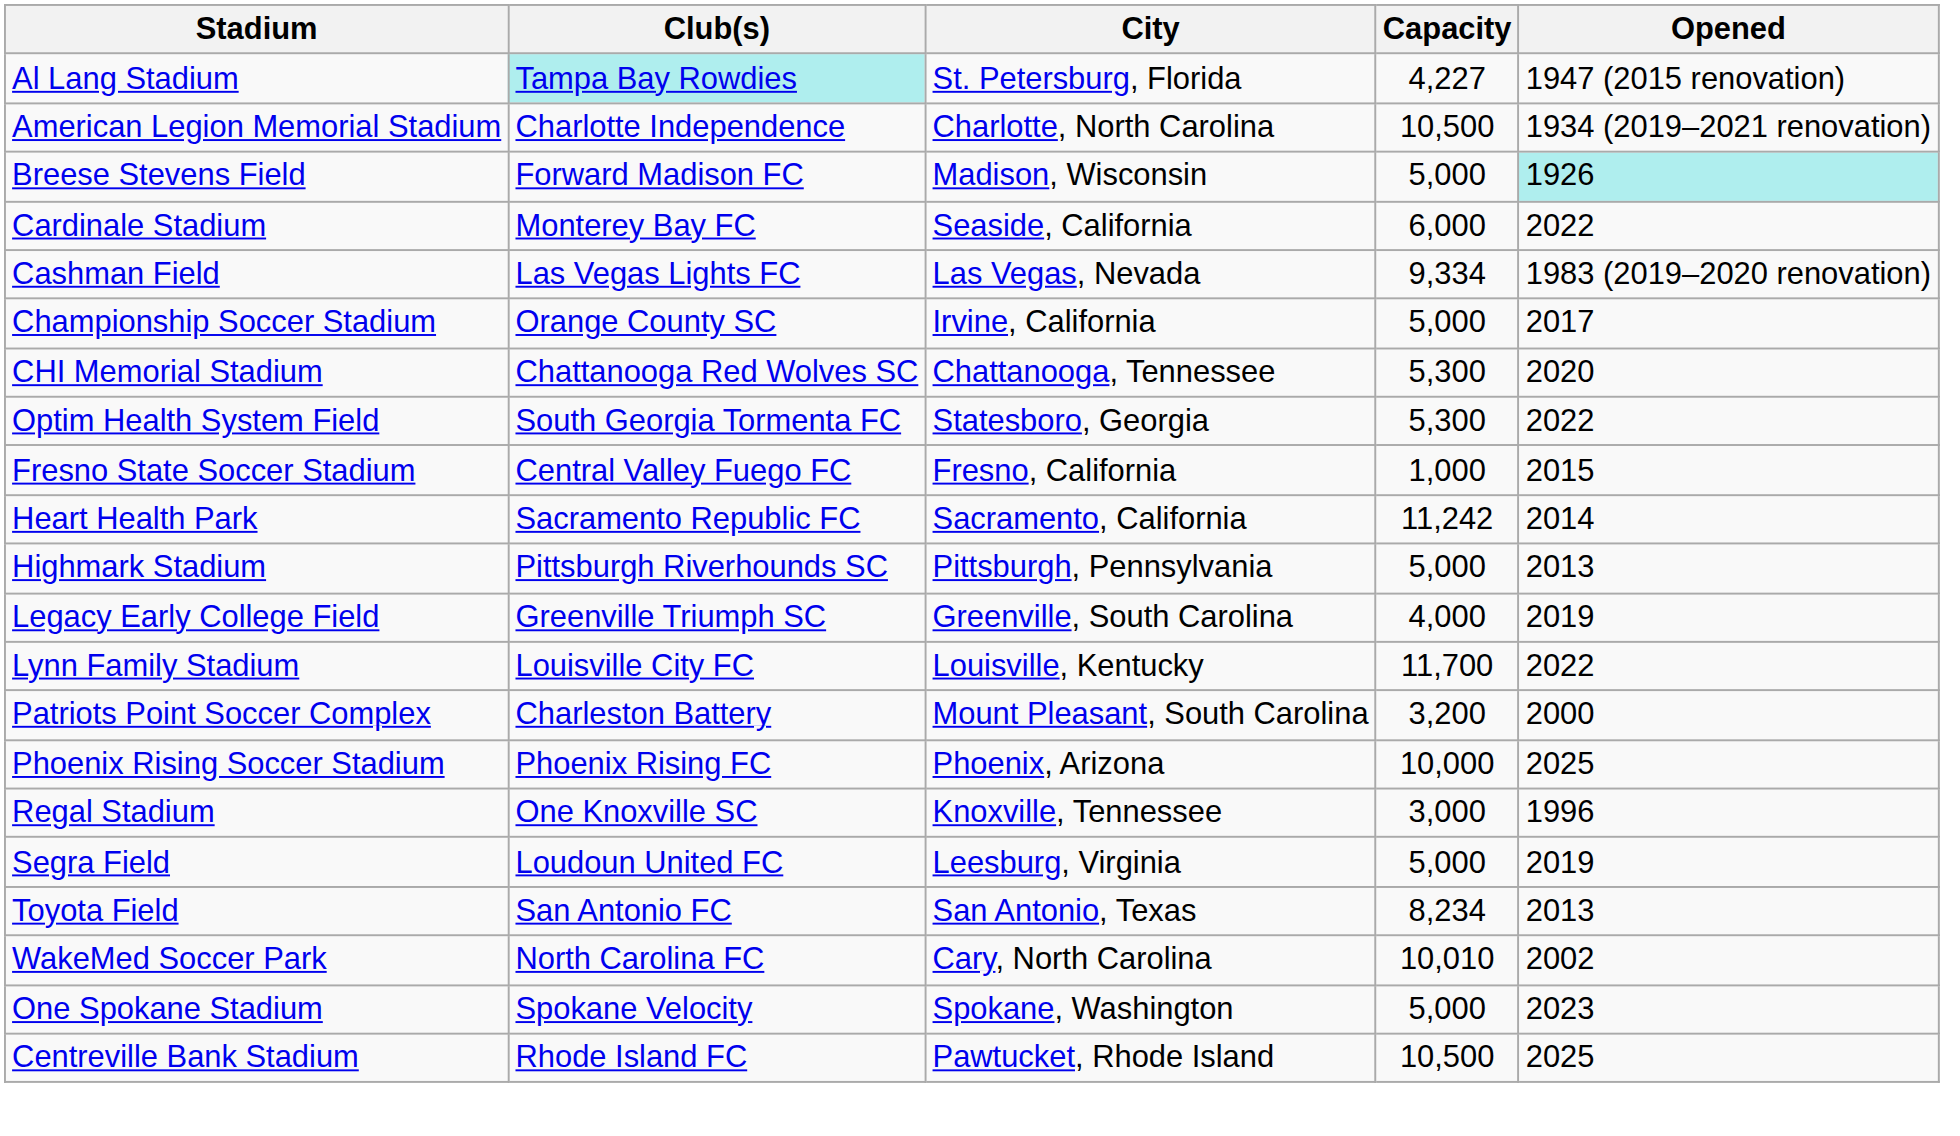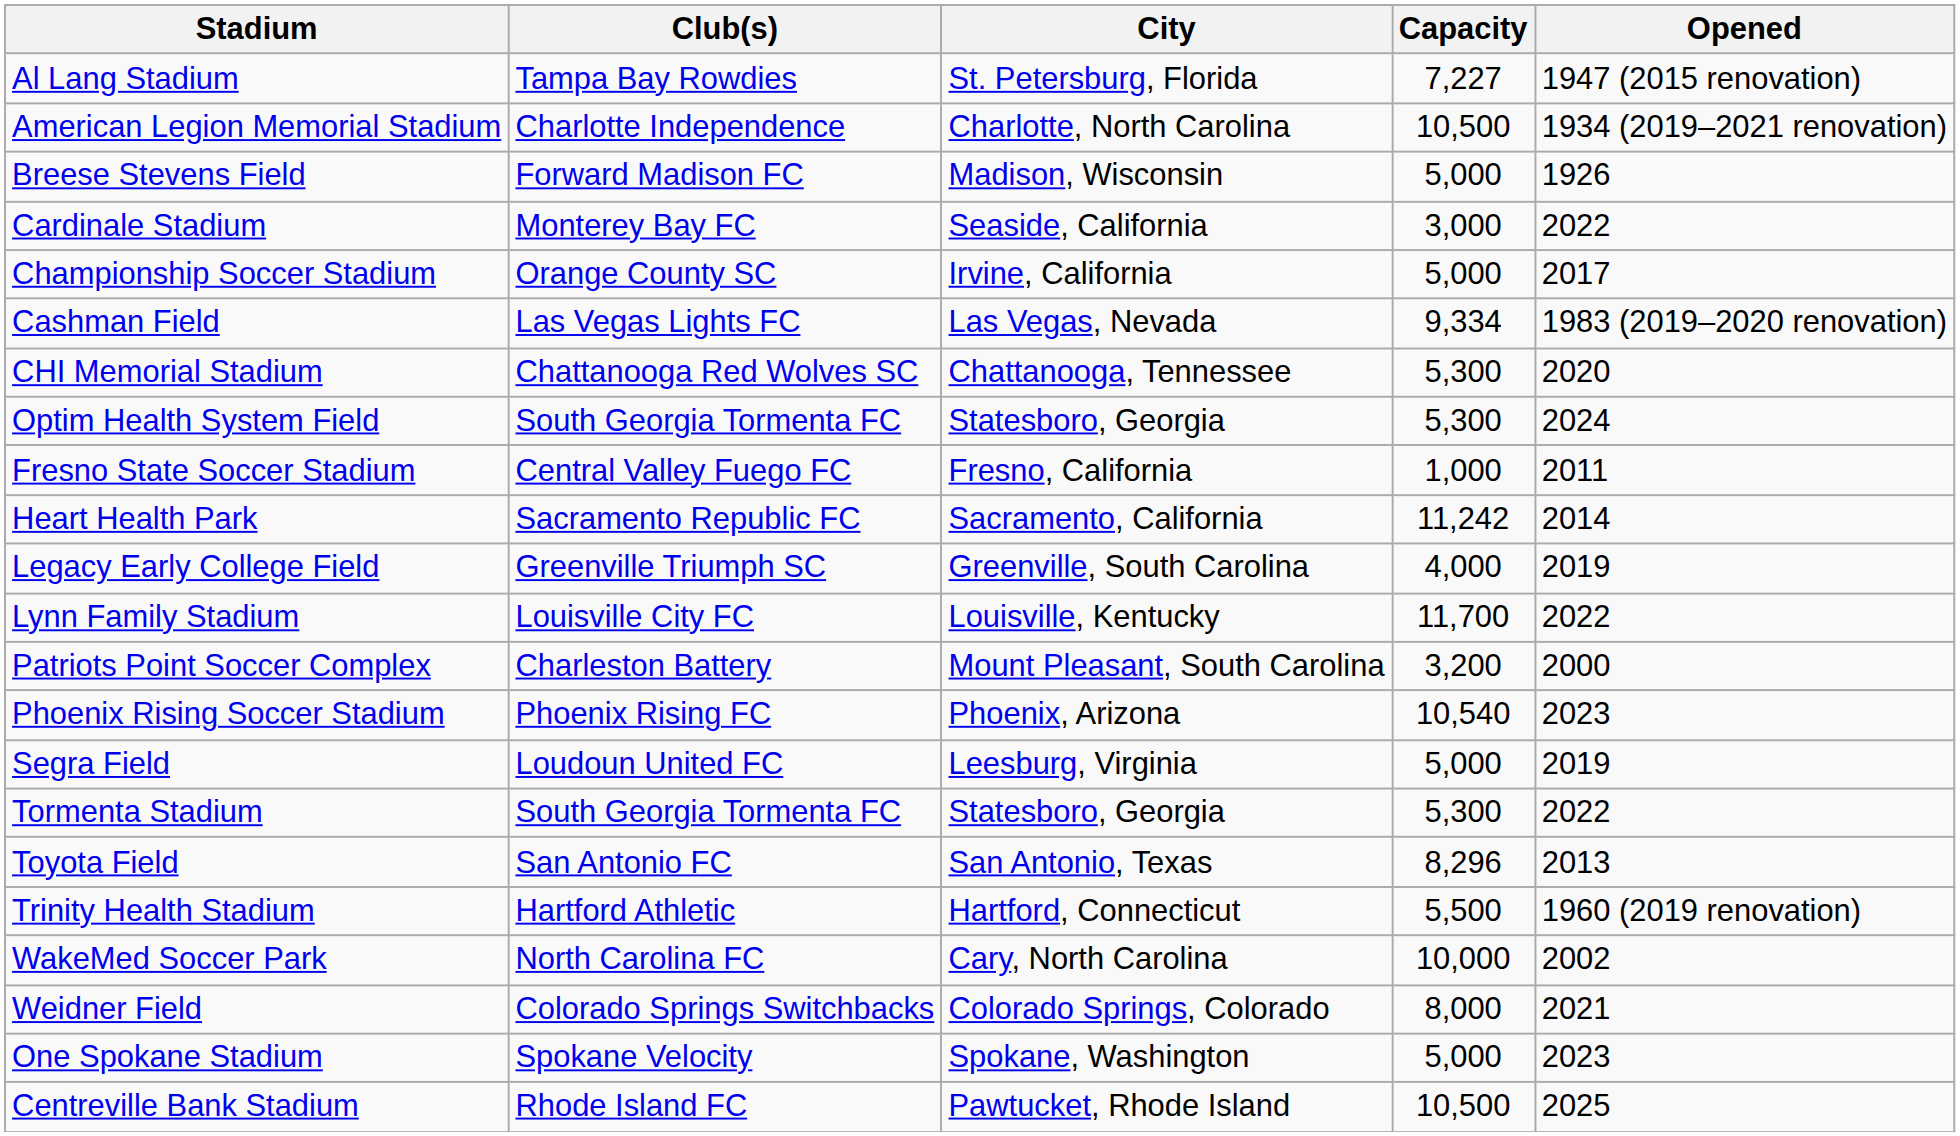(656, 77) paleturquoise background -> (656, 77) no background
(1447, 77) 4,227 -> (1463, 77) 7,227
(1560, 175) paleturquoise background -> (1576, 175) no background
(1447, 224) 6,000 -> (1463, 224) 3,000
rows swapped: (116, 273) <-> (224, 322)
(1560, 420) 2022 -> (1576, 420) 2024
(1560, 469) 2015 -> (1575, 469) 2011
- row: (139, 567)
(1447, 763) 10,000 -> (1463, 714) 10,540
(1560, 763) 2025 -> (1576, 714) 2023
- row: (113, 812)
+ row: (137, 812)
(1447, 910) 8,234 -> (1463, 861) 8,296
+ row: (163, 910)
(1447, 959) 10,010 -> (1463, 959) 10,000
+ row: (107, 1008)
